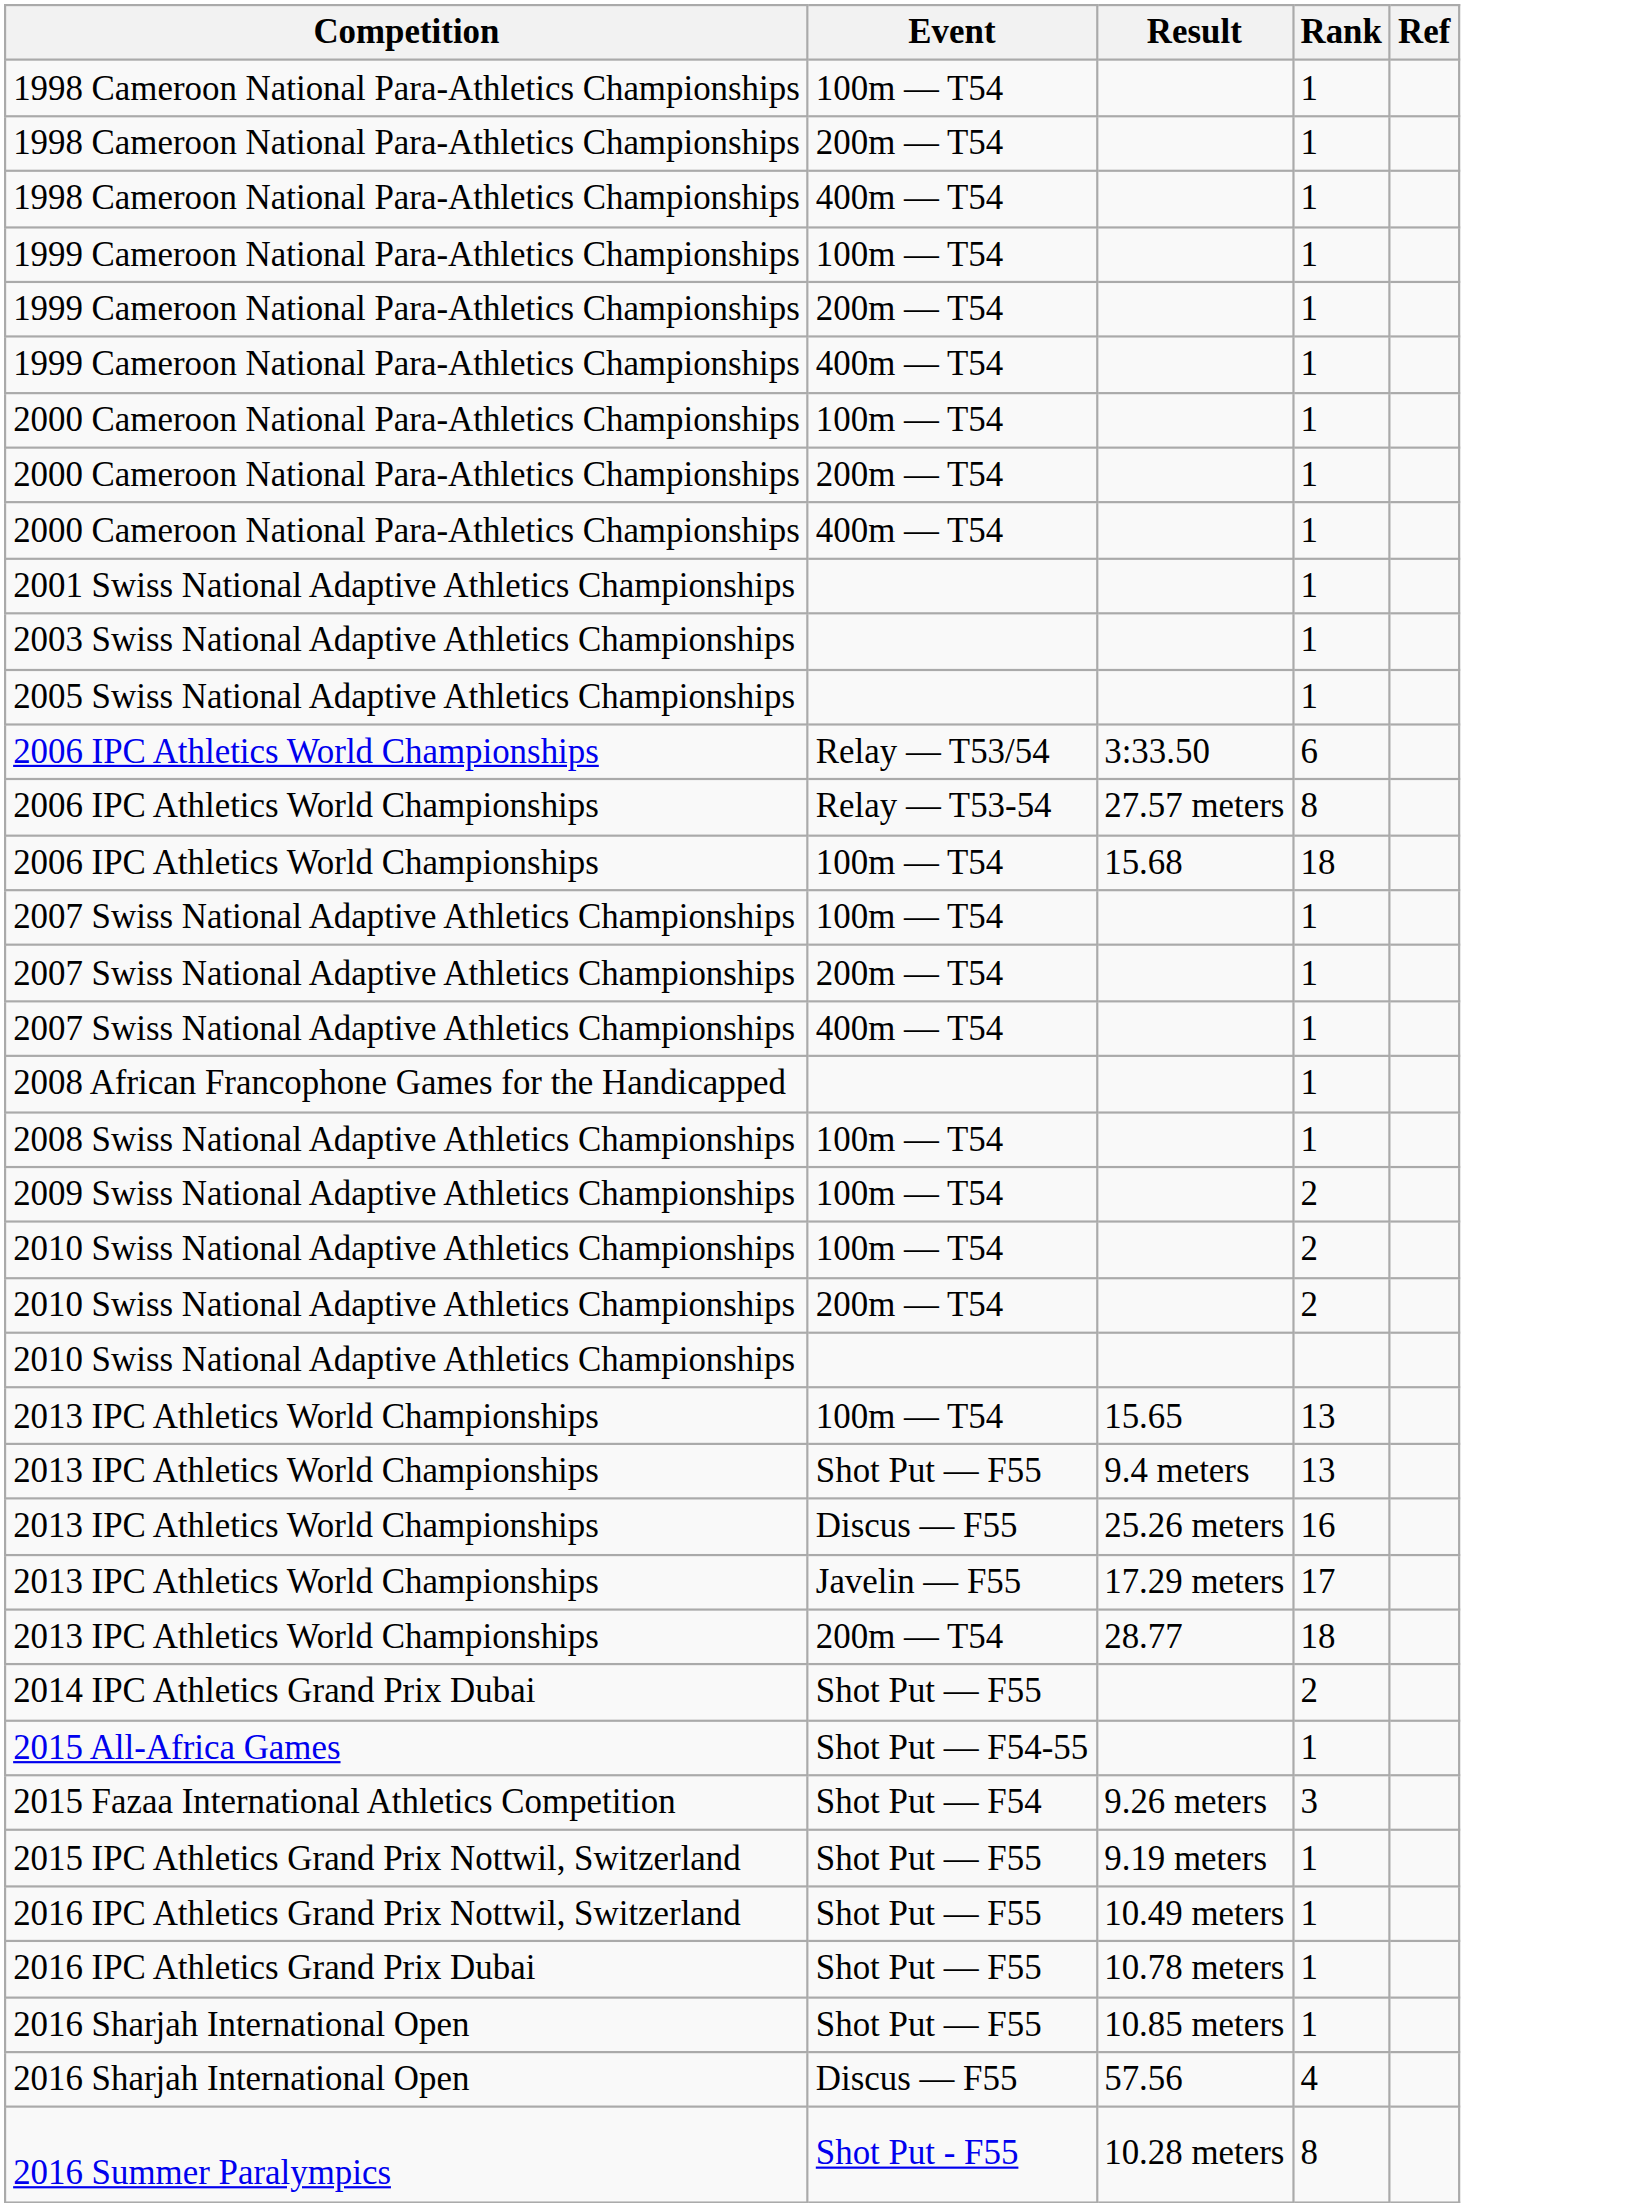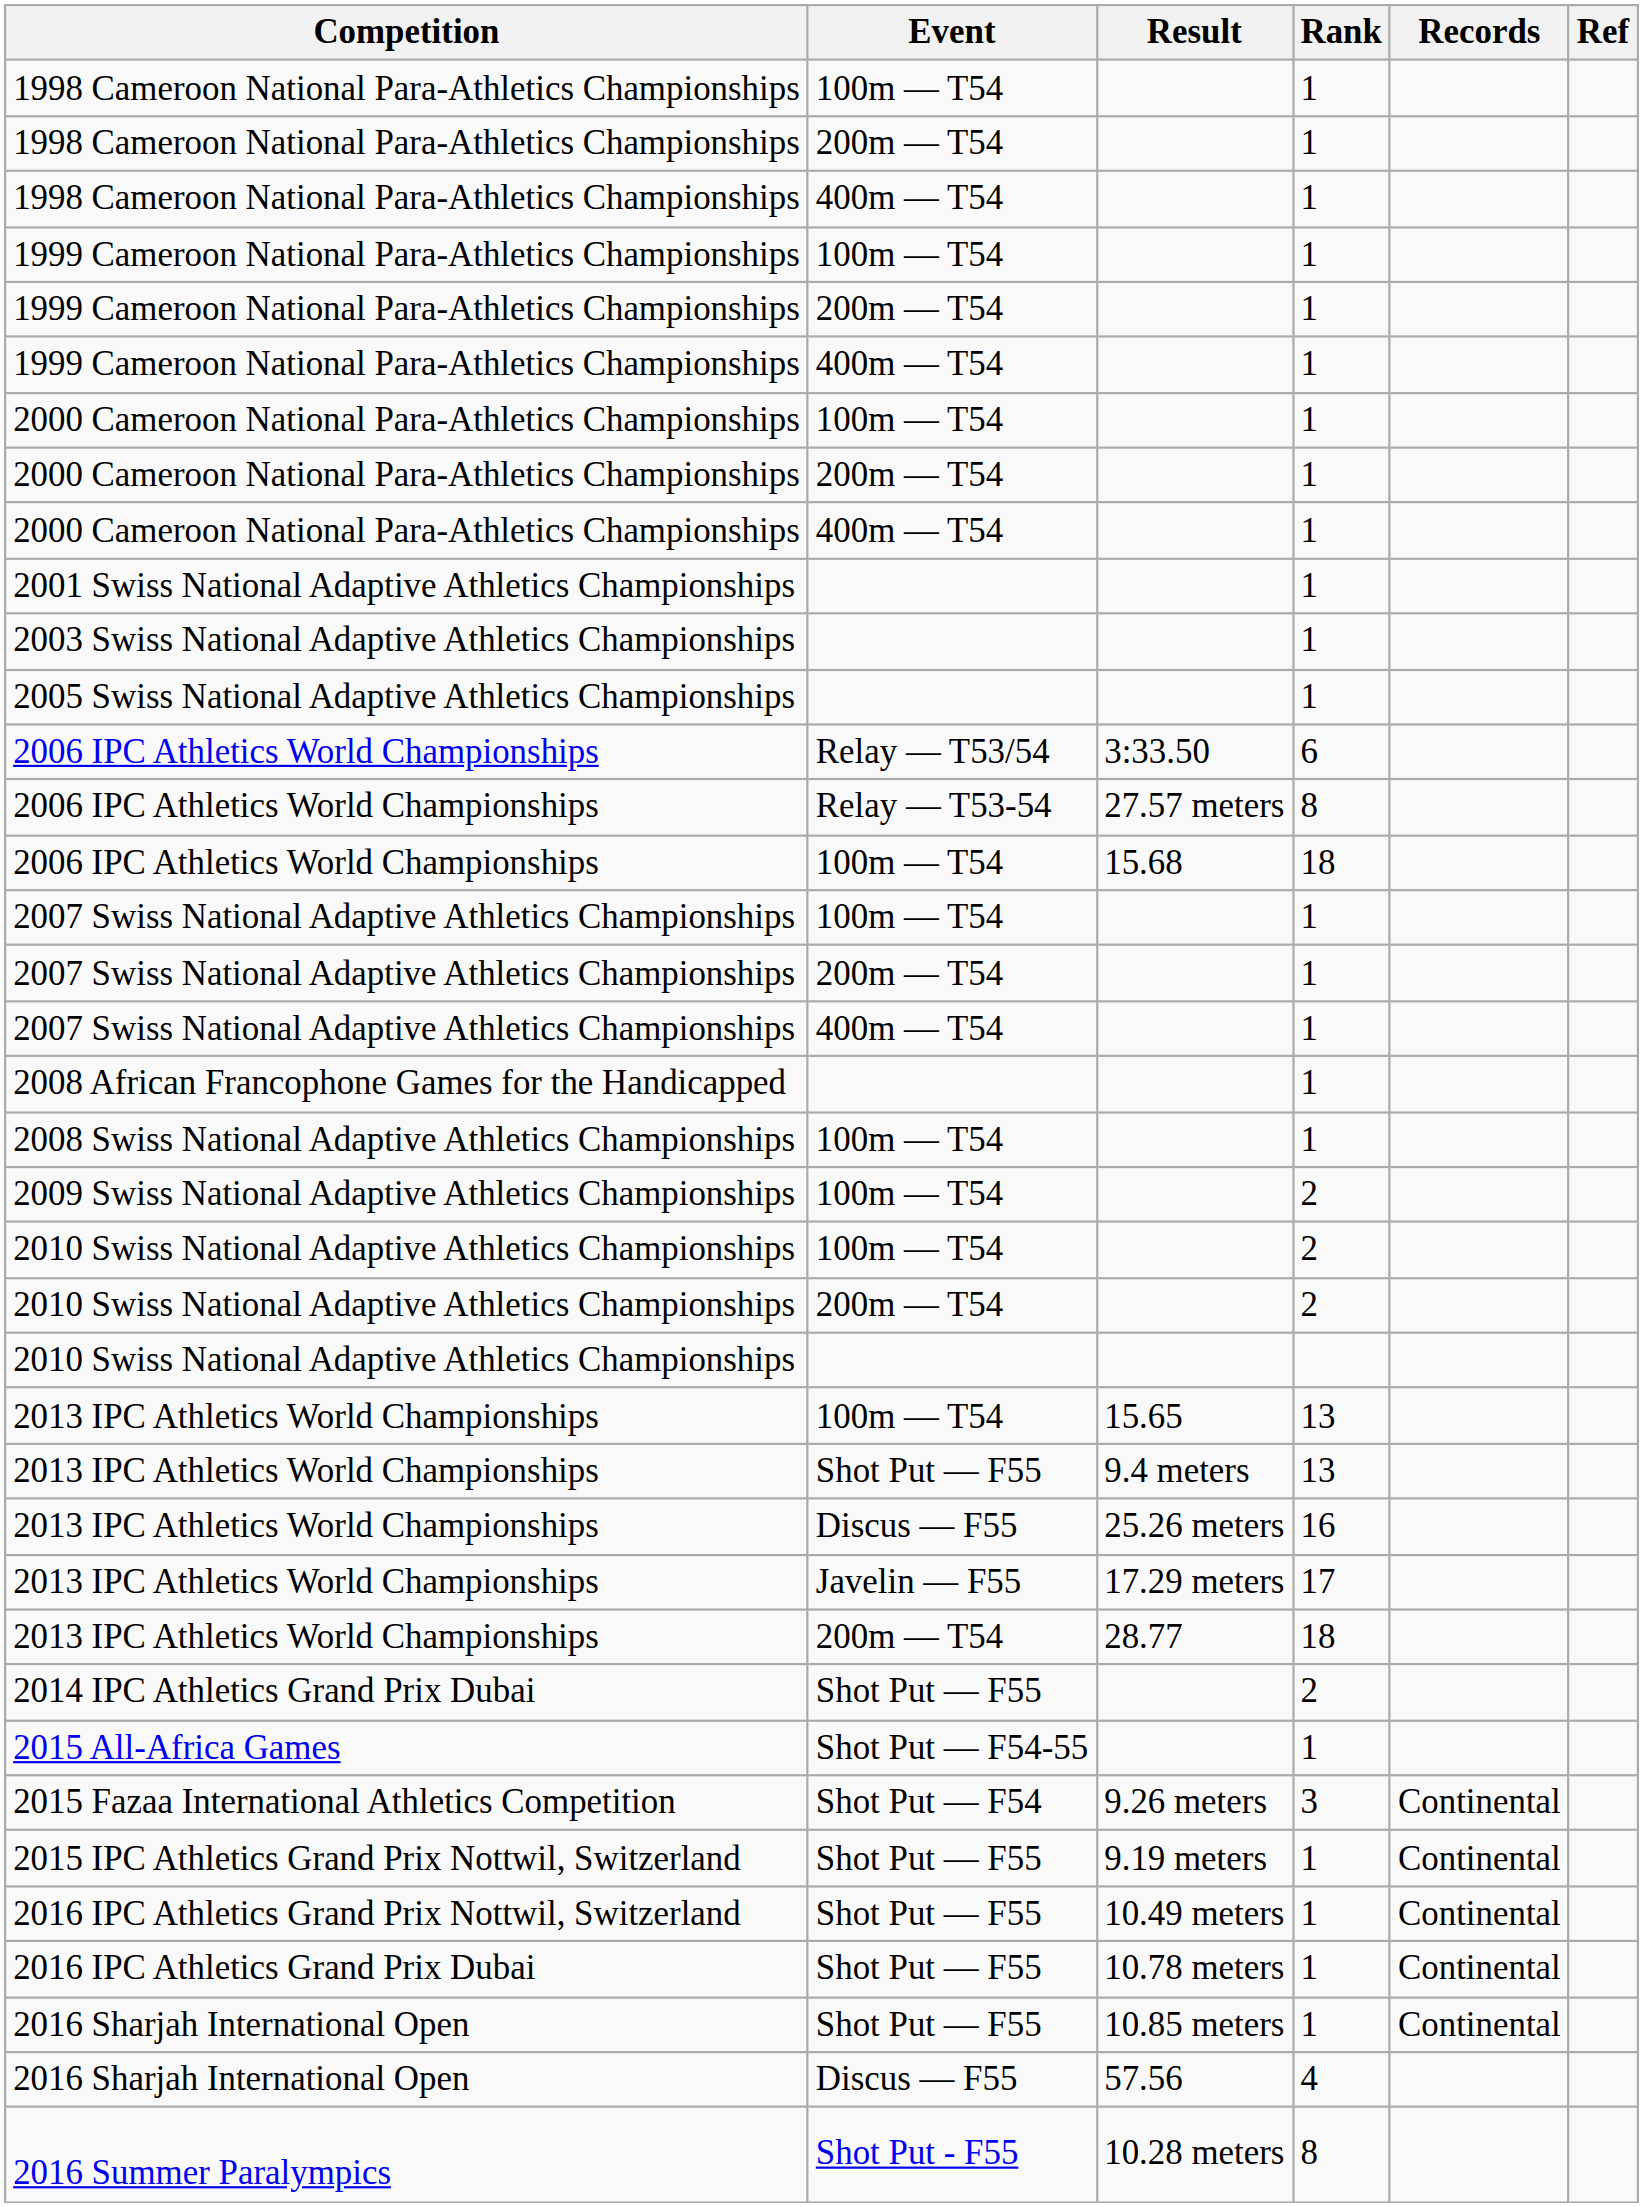+ column: (1479, 32)
